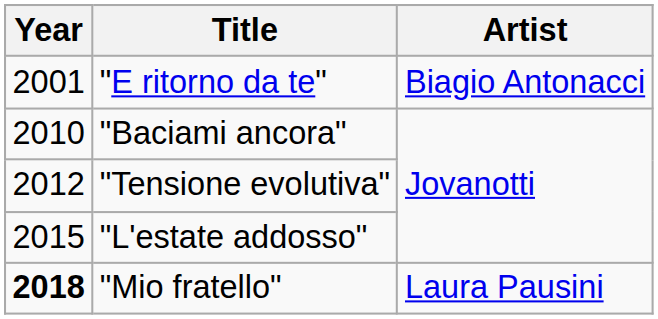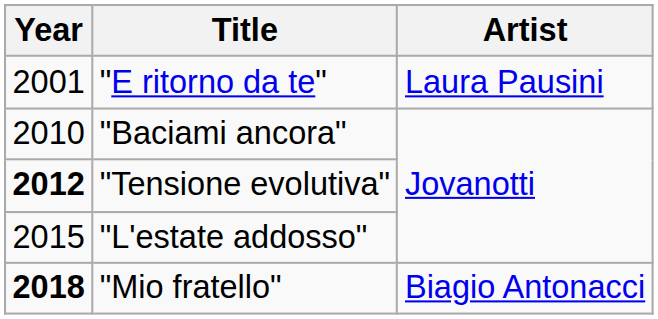(525, 81) Biagio Antonacci -> (504, 81) Laura Pausini
(49, 184) normal -> (49, 184) bold
(504, 287) Laura Pausini -> (525, 287) Biagio Antonacci
